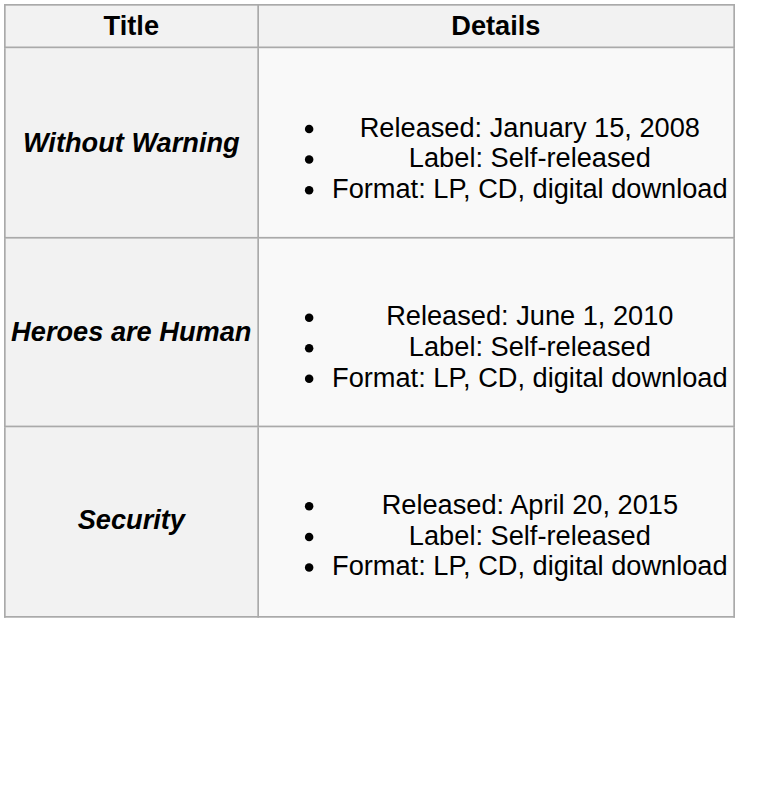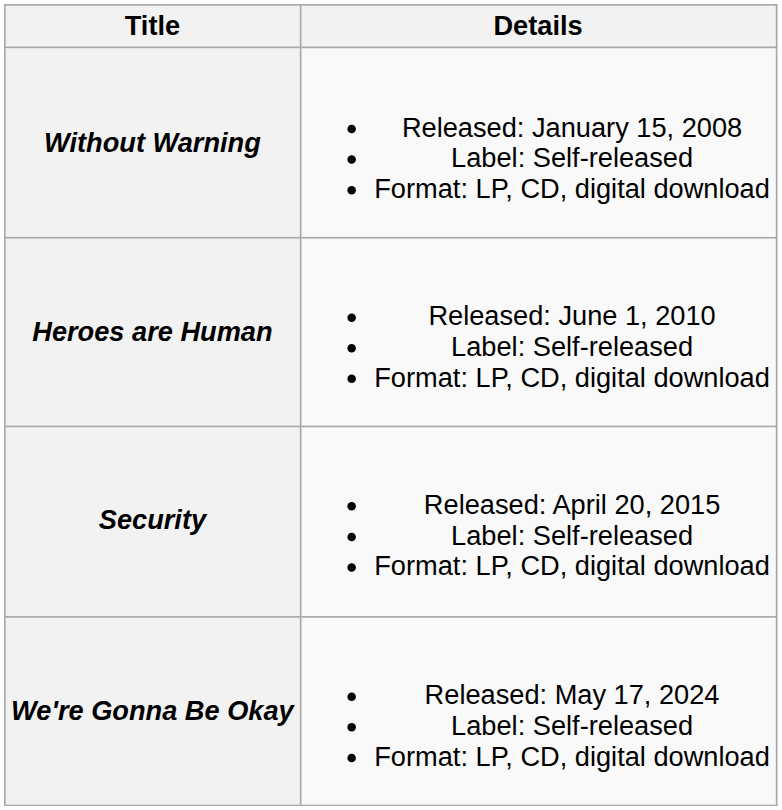+ row: (152, 710)
